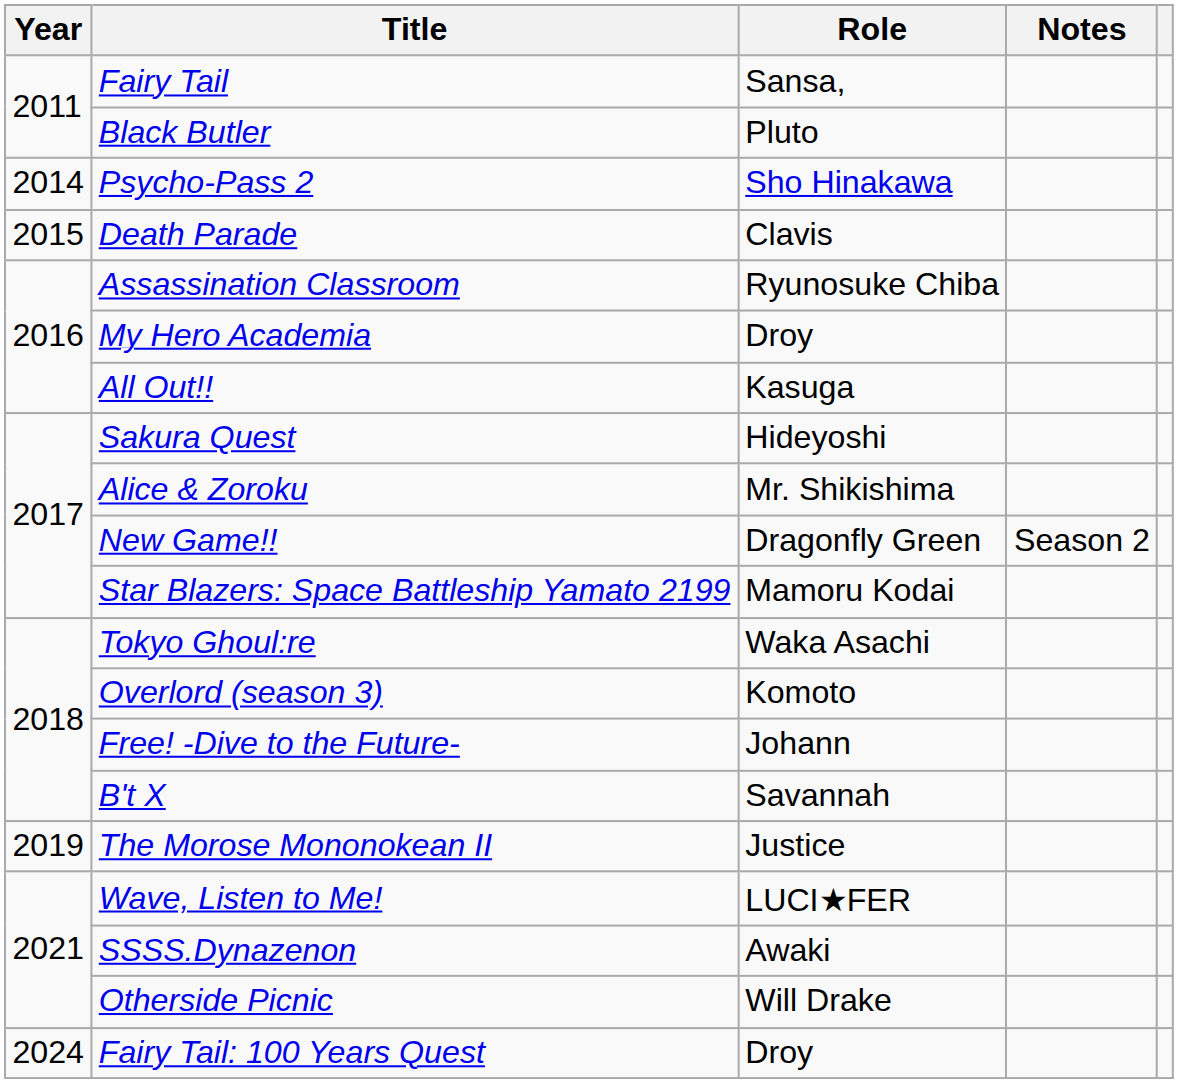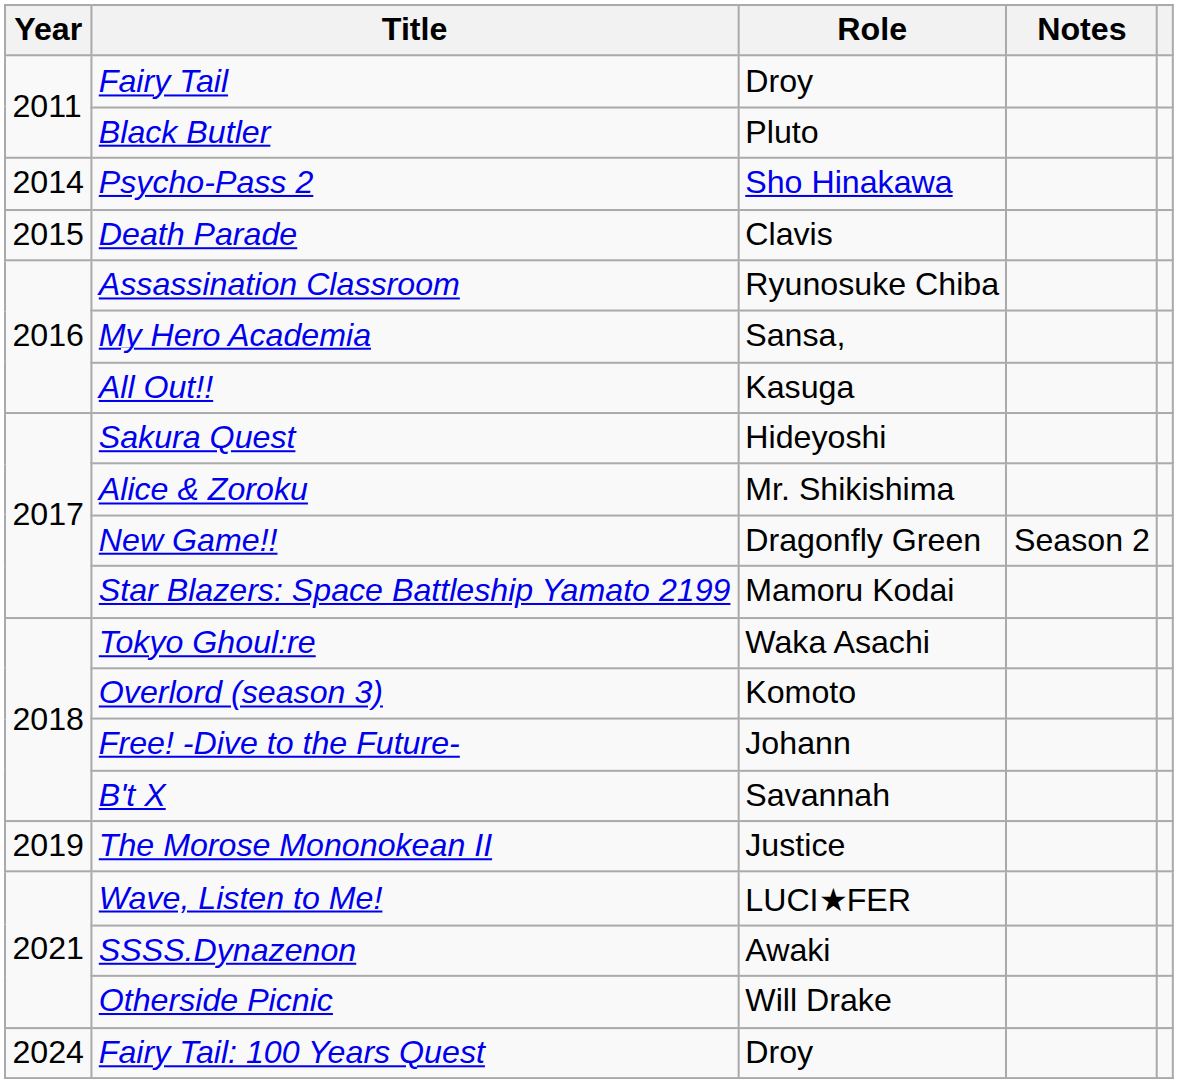(795, 81) Sansa, -> (779, 81) Droy
(779, 336) Droy -> (795, 336) Sansa,
